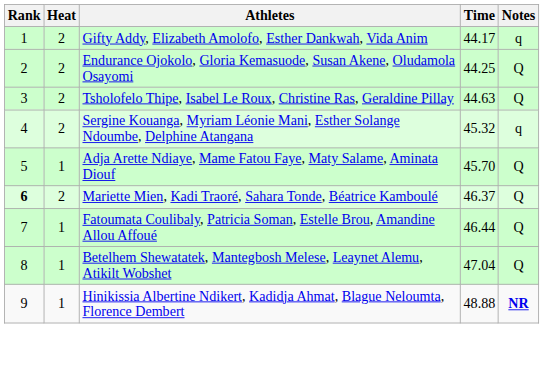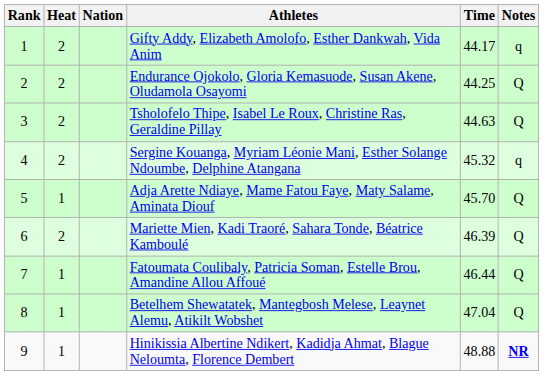+ column: (103, 15)
(24, 197) bold -> (24, 236) normal
(479, 197) 46.37 -> (479, 236) 46.39
